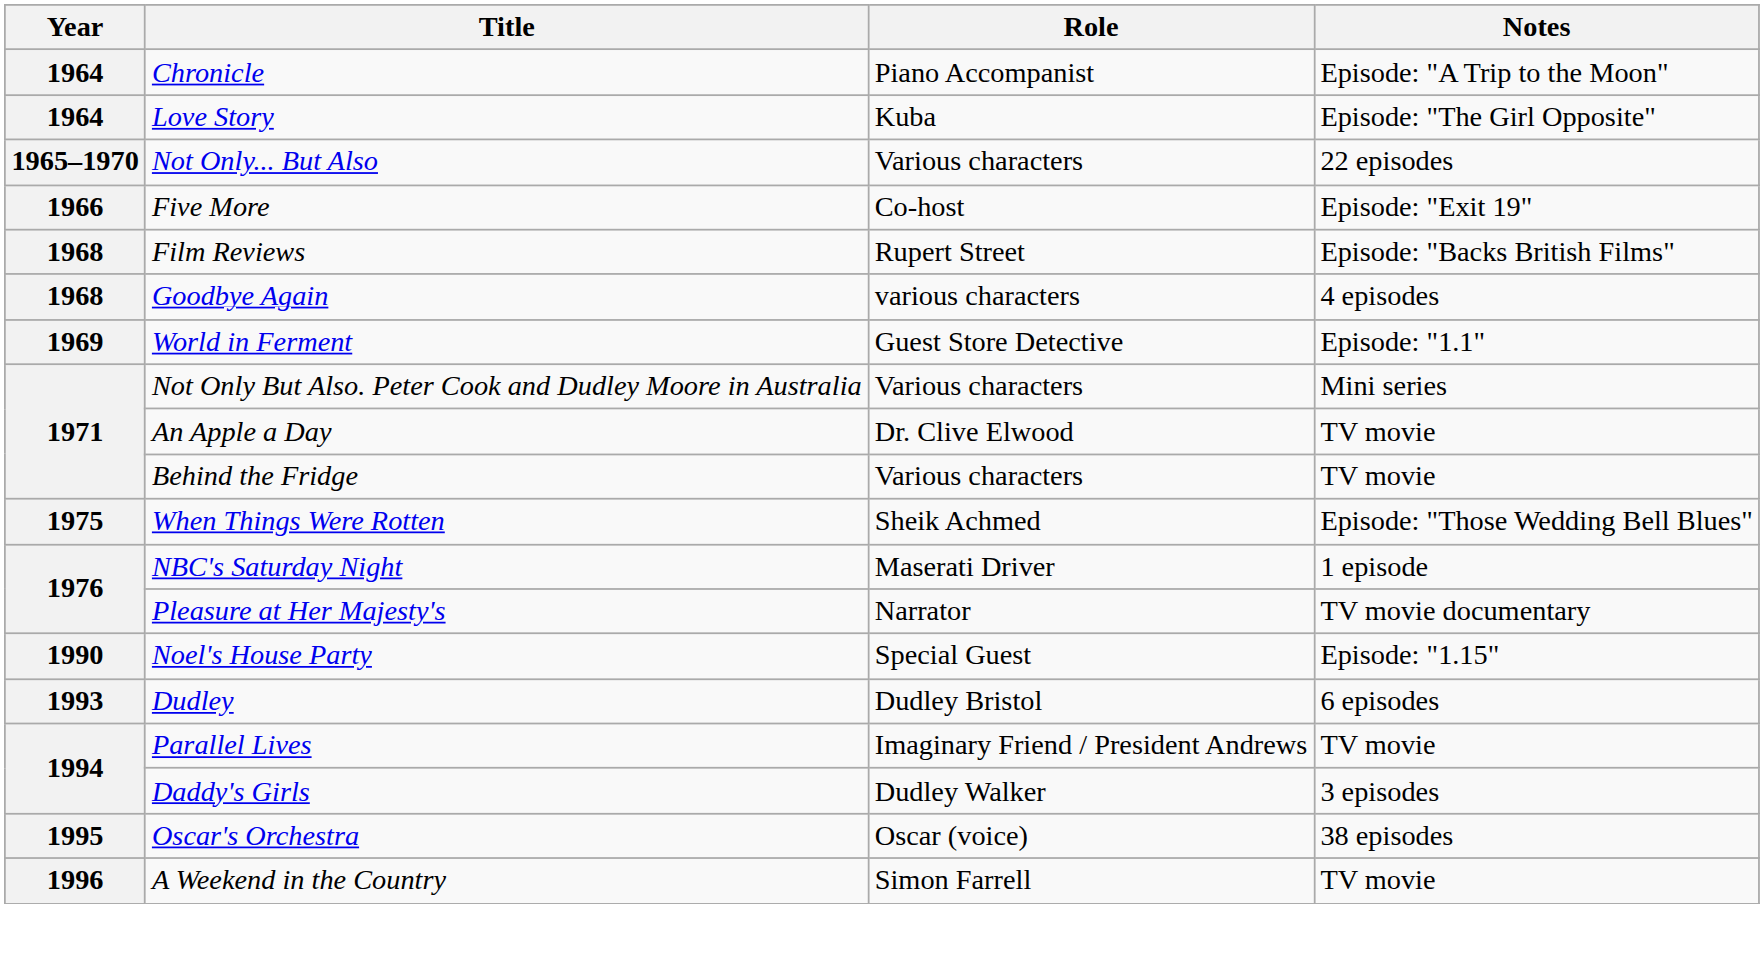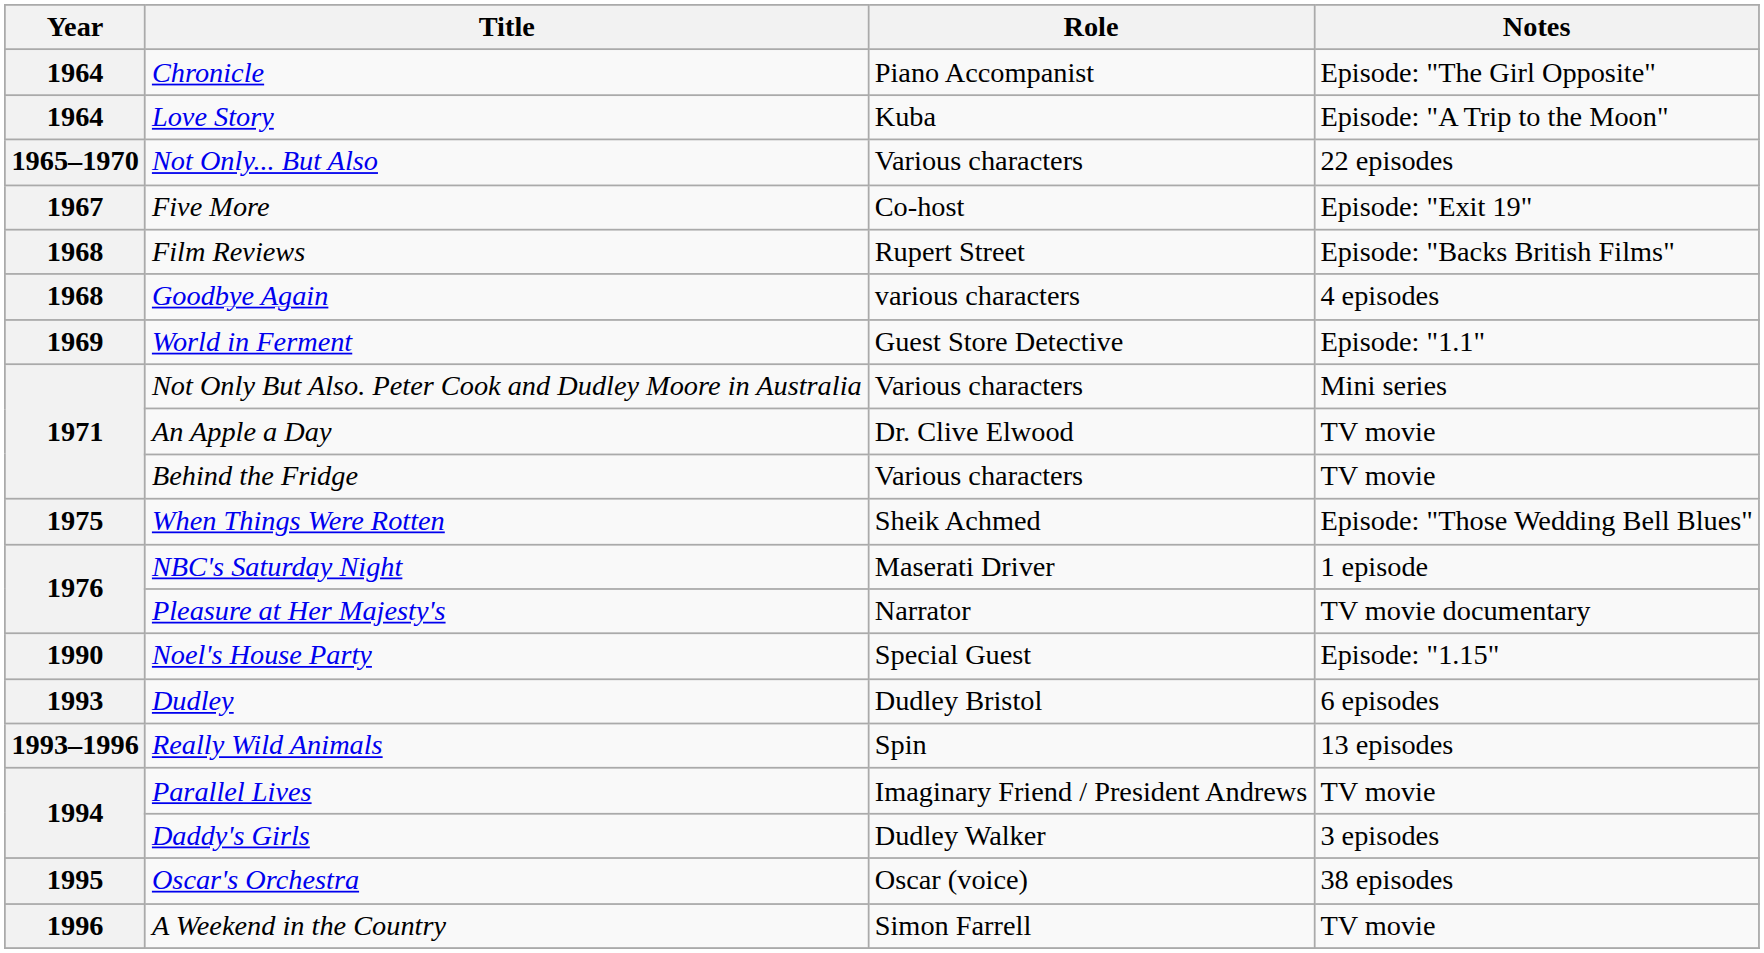(1494, 71) Episode: "A Trip to the Moon" -> (1488, 71) Episode: "The Girl Opposite"
(1488, 116) Episode: "The Girl Opposite" -> (1494, 116) Episode: "A Trip to the Moon"
(75, 206) 1966 -> (75, 206) 1967
+ row: (267, 745)
